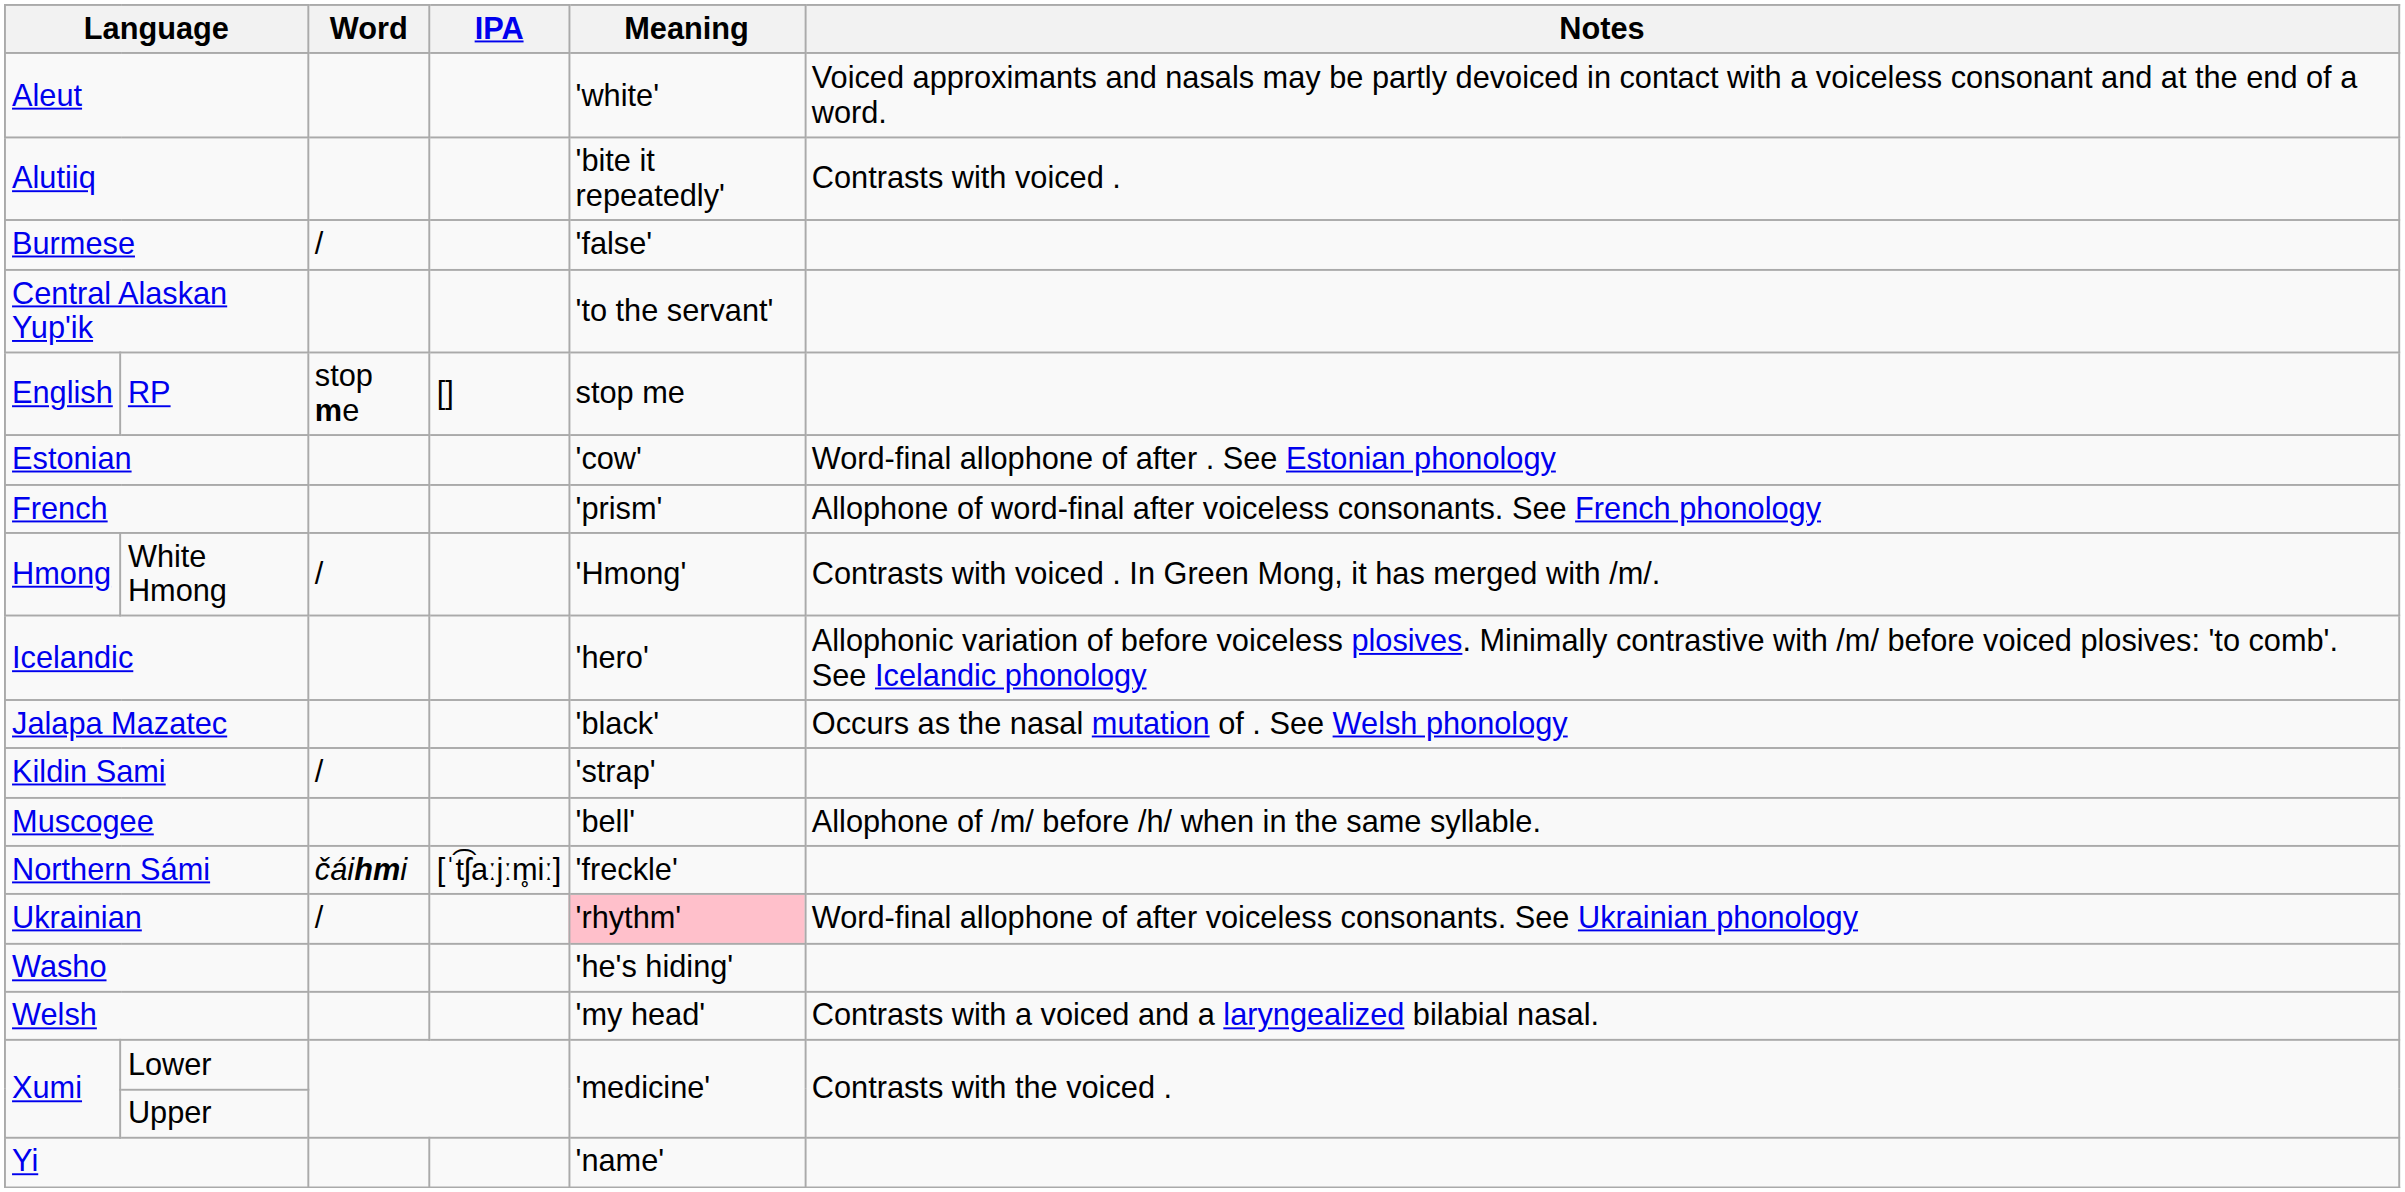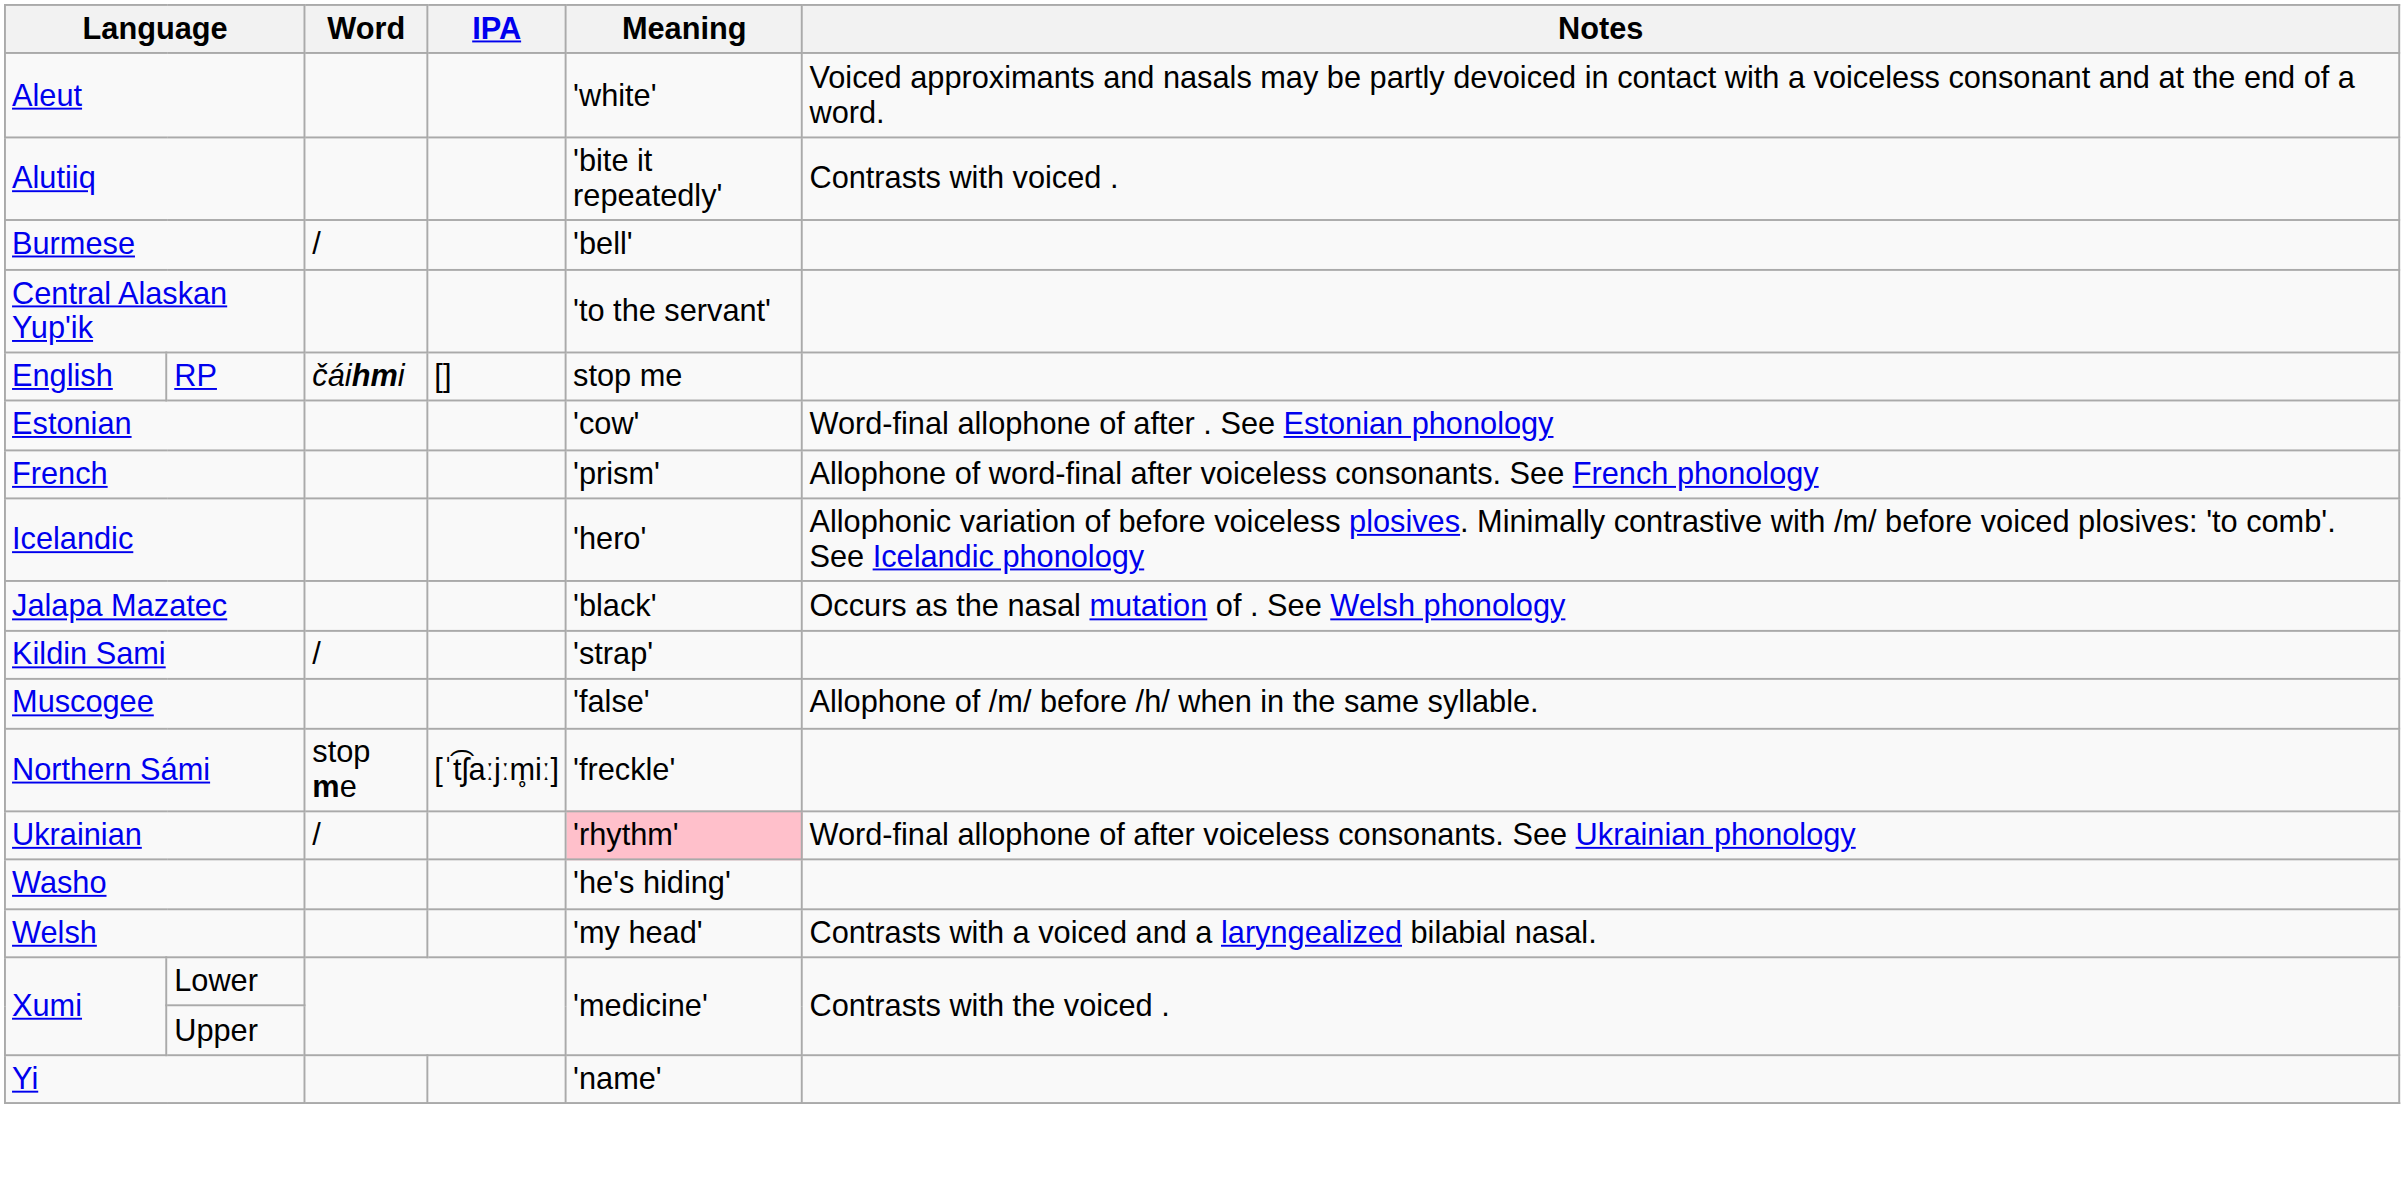(614, 244) 'false' -> (603, 244) 'bell'
(344, 393) stop me -> (358, 376) čáihmi
- row: (177, 574)
(605, 820) 'bell' -> (611, 703) 'false'
(361, 869) čáihmi -> (341, 769) stop me
